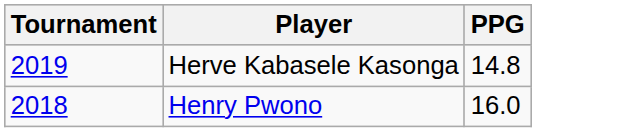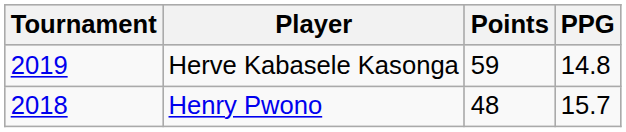+ column: (510, 24)
(496, 106) 16.0 -> (586, 106) 15.7
